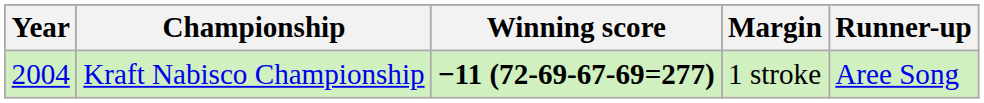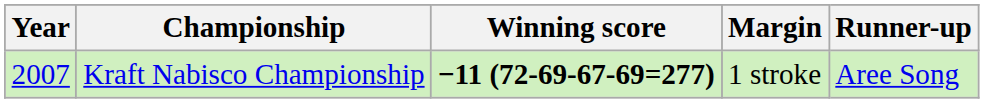(41, 73) 2004 -> (41, 73) 2007
